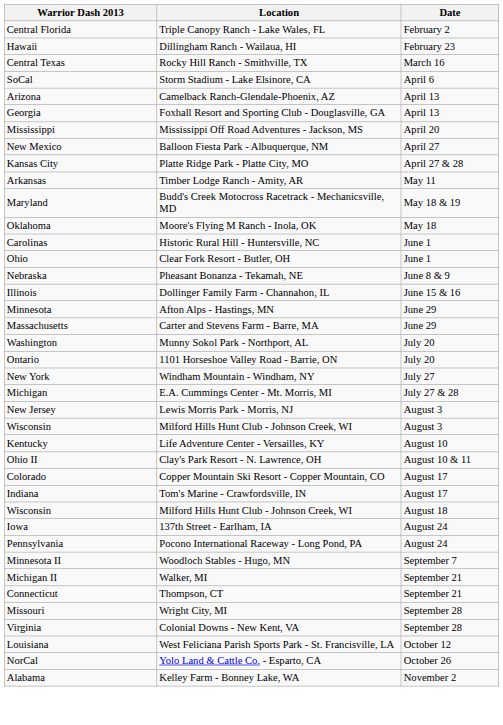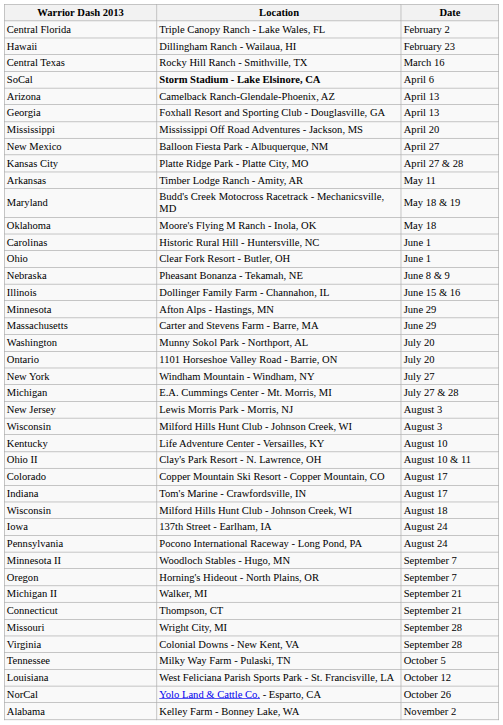(235, 79) normal -> (240, 79) bold
+ row: (23, 577)
+ row: (28, 661)
